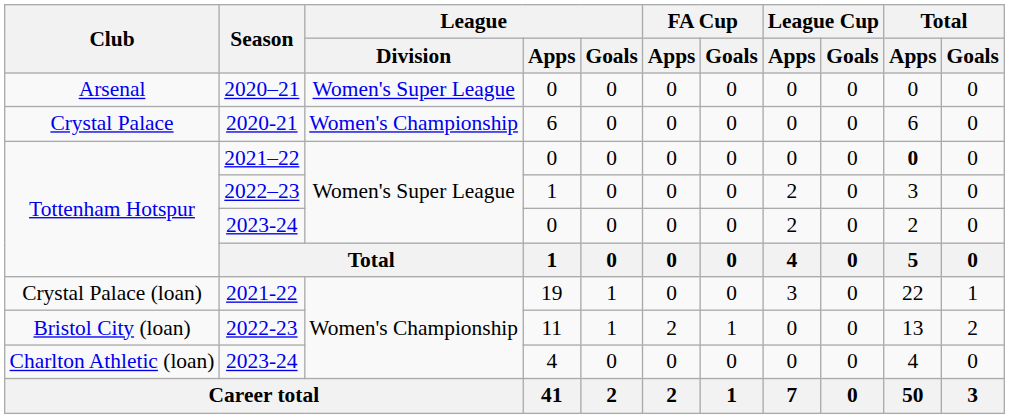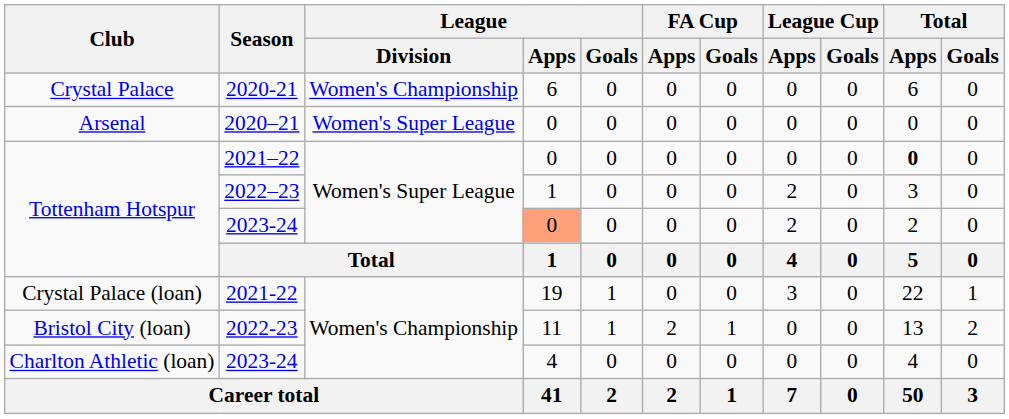rows swapped: (112, 89) <-> (112, 123)
(552, 225) no background -> (552, 225) lightsalmon background
